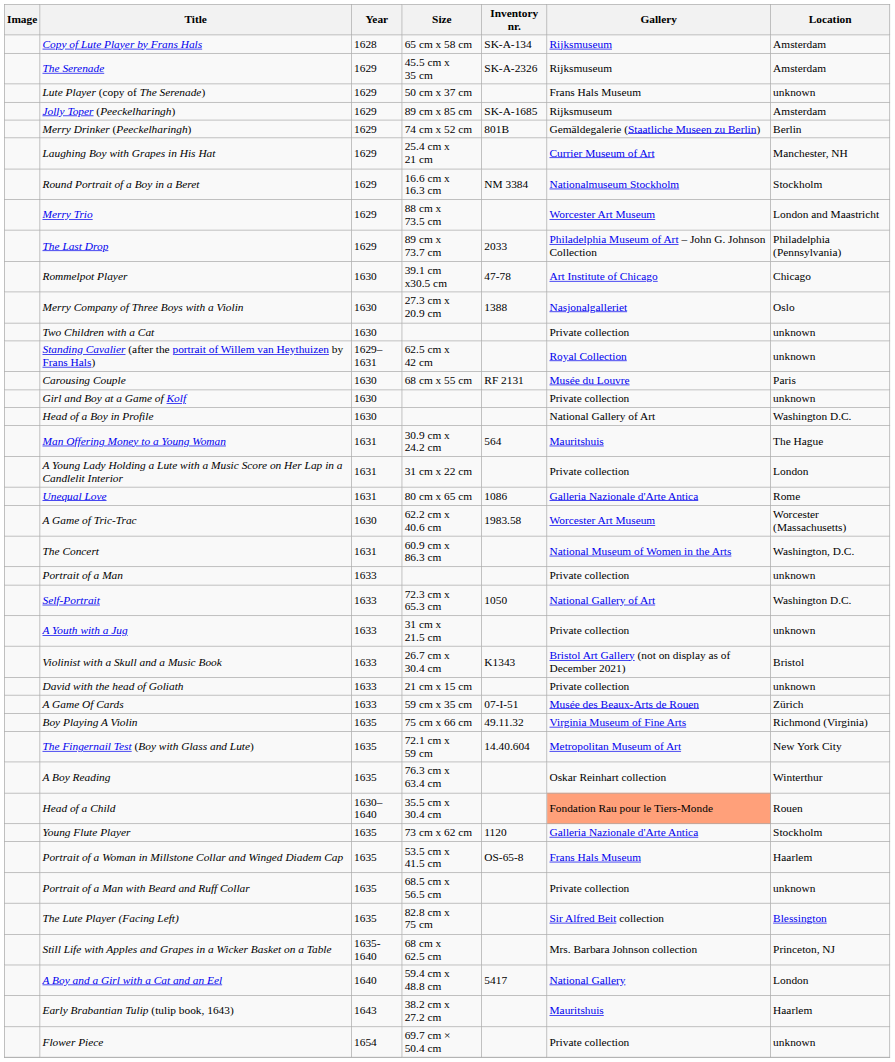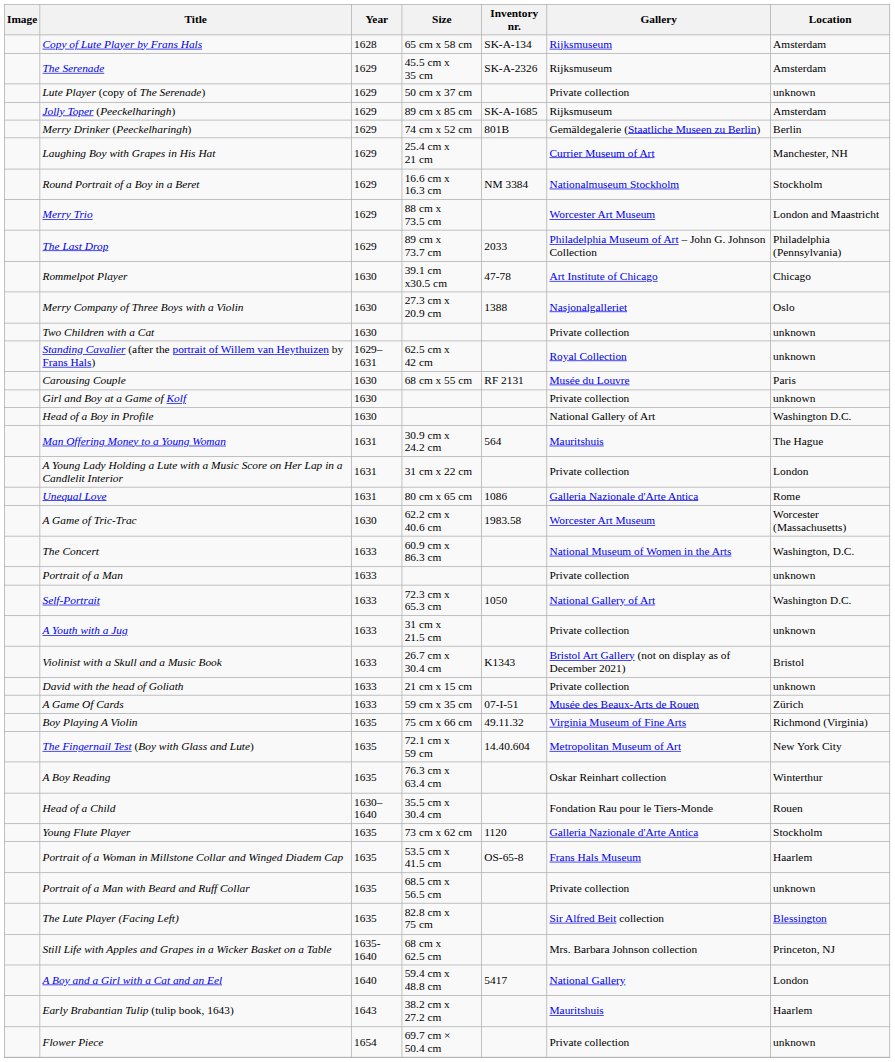(595, 93) Frans Hals Museum -> (589, 93) Private collection
(365, 551) 1631 -> (365, 551) 1633
(631, 808) lightsalmon background -> (631, 808) no background
